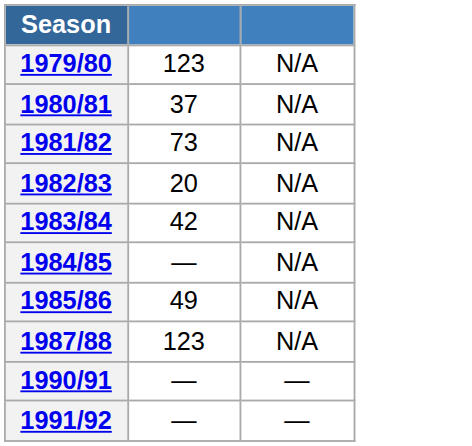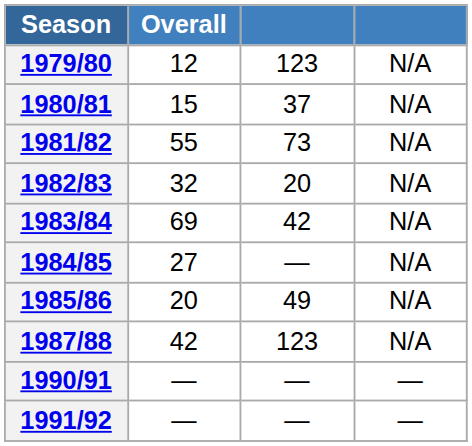+ column: (184, 24)
